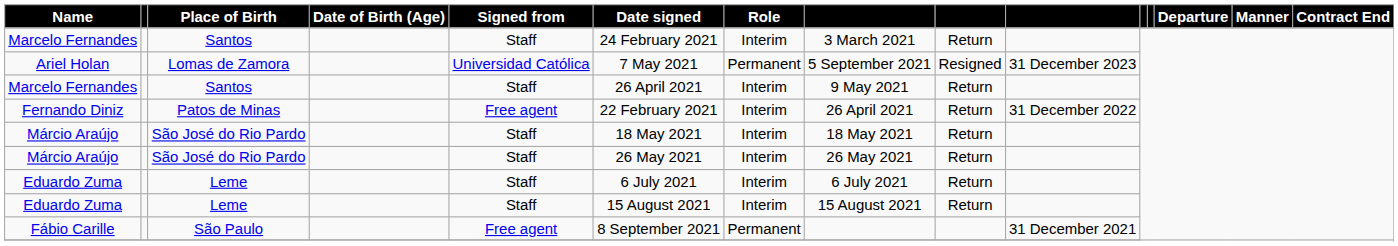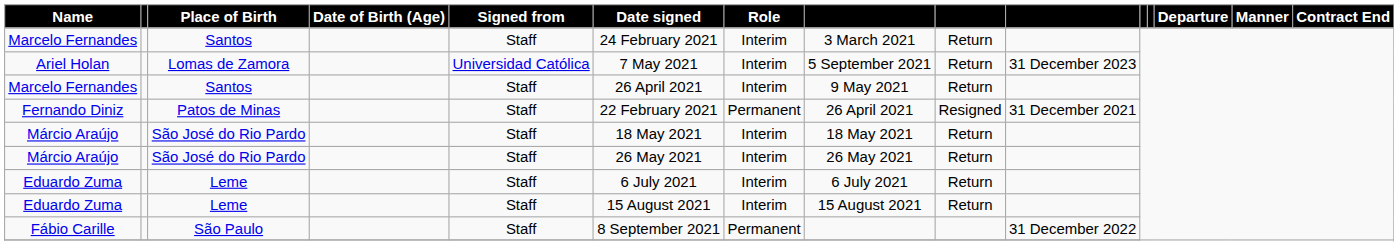(764, 63) Permanent -> (764, 63) Interim
(970, 63) Resigned -> (970, 63) Return
(521, 110) Free agent -> (521, 110) Staff
(764, 110) Interim -> (764, 110) Permanent
(970, 110) Return -> (970, 110) Resigned
(1073, 110) 31 December 2022 -> (1073, 110) 31 December 2021
(521, 228) Free agent -> (521, 228) Staff
(1073, 228) 31 December 2021 -> (1073, 228) 31 December 2022
